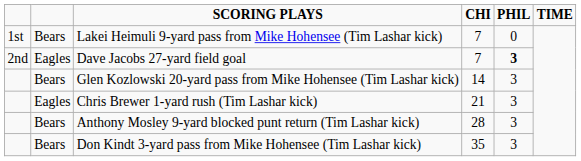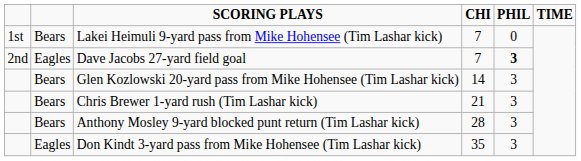(52, 101) Eagles -> (50, 101) Bears
(50, 144) Bears -> (52, 144) Eagles
